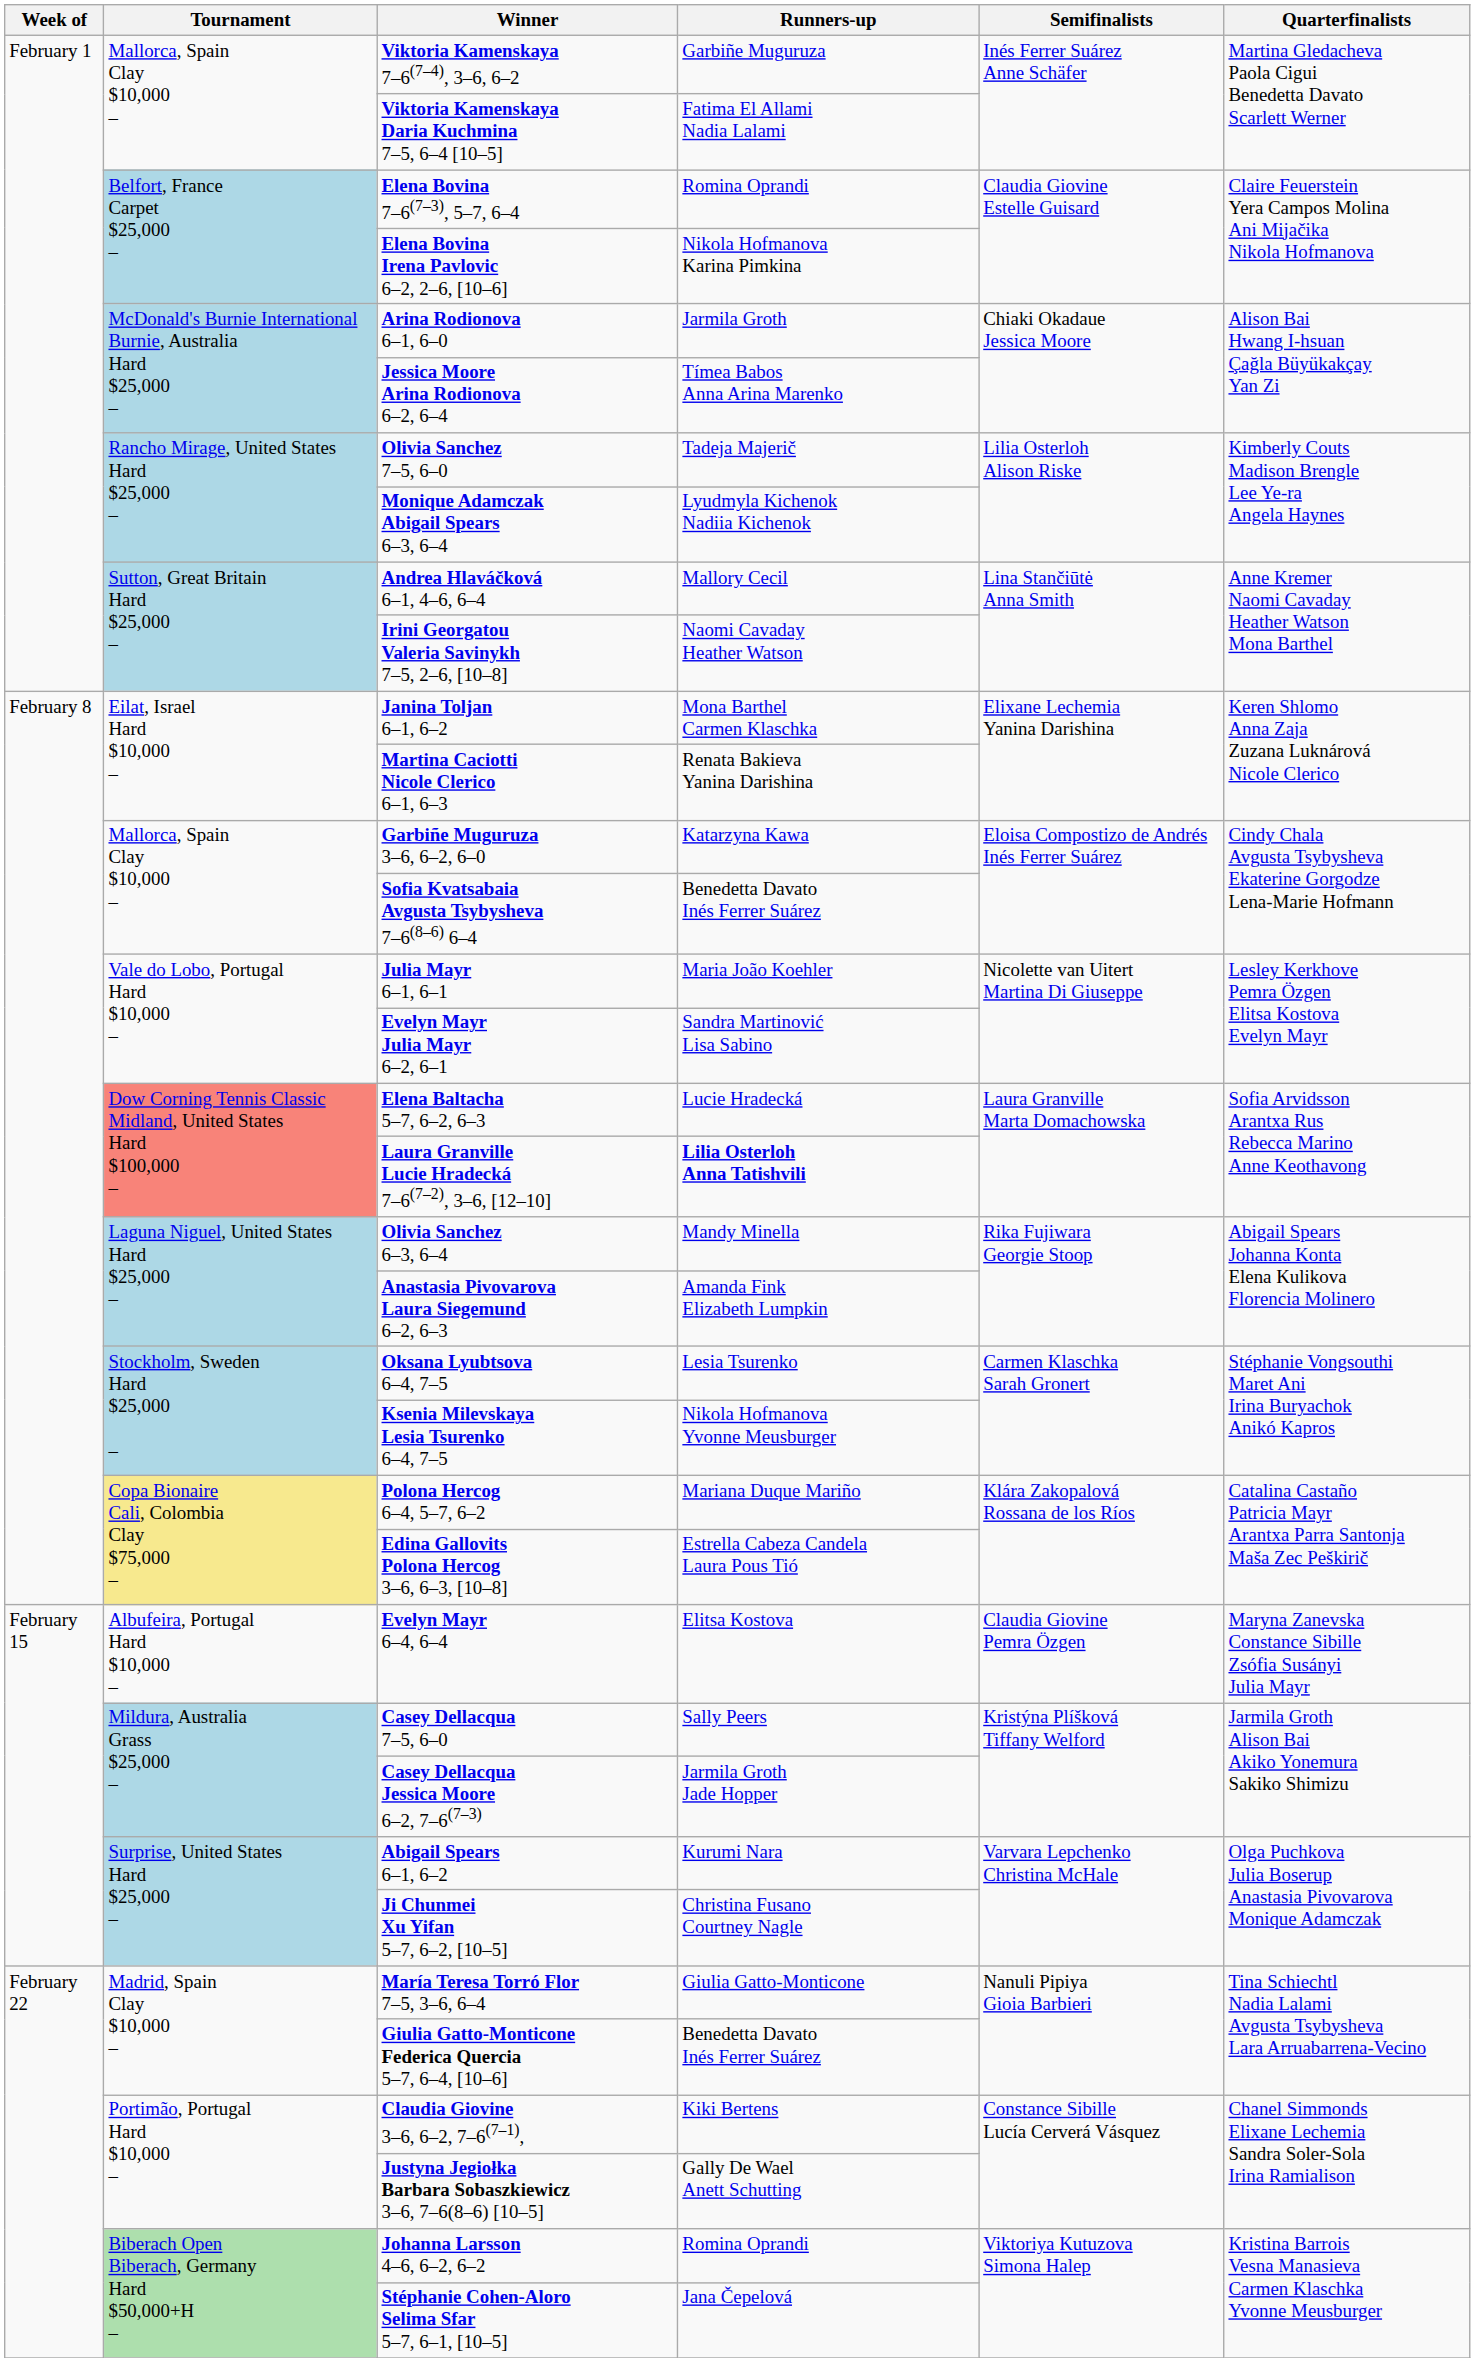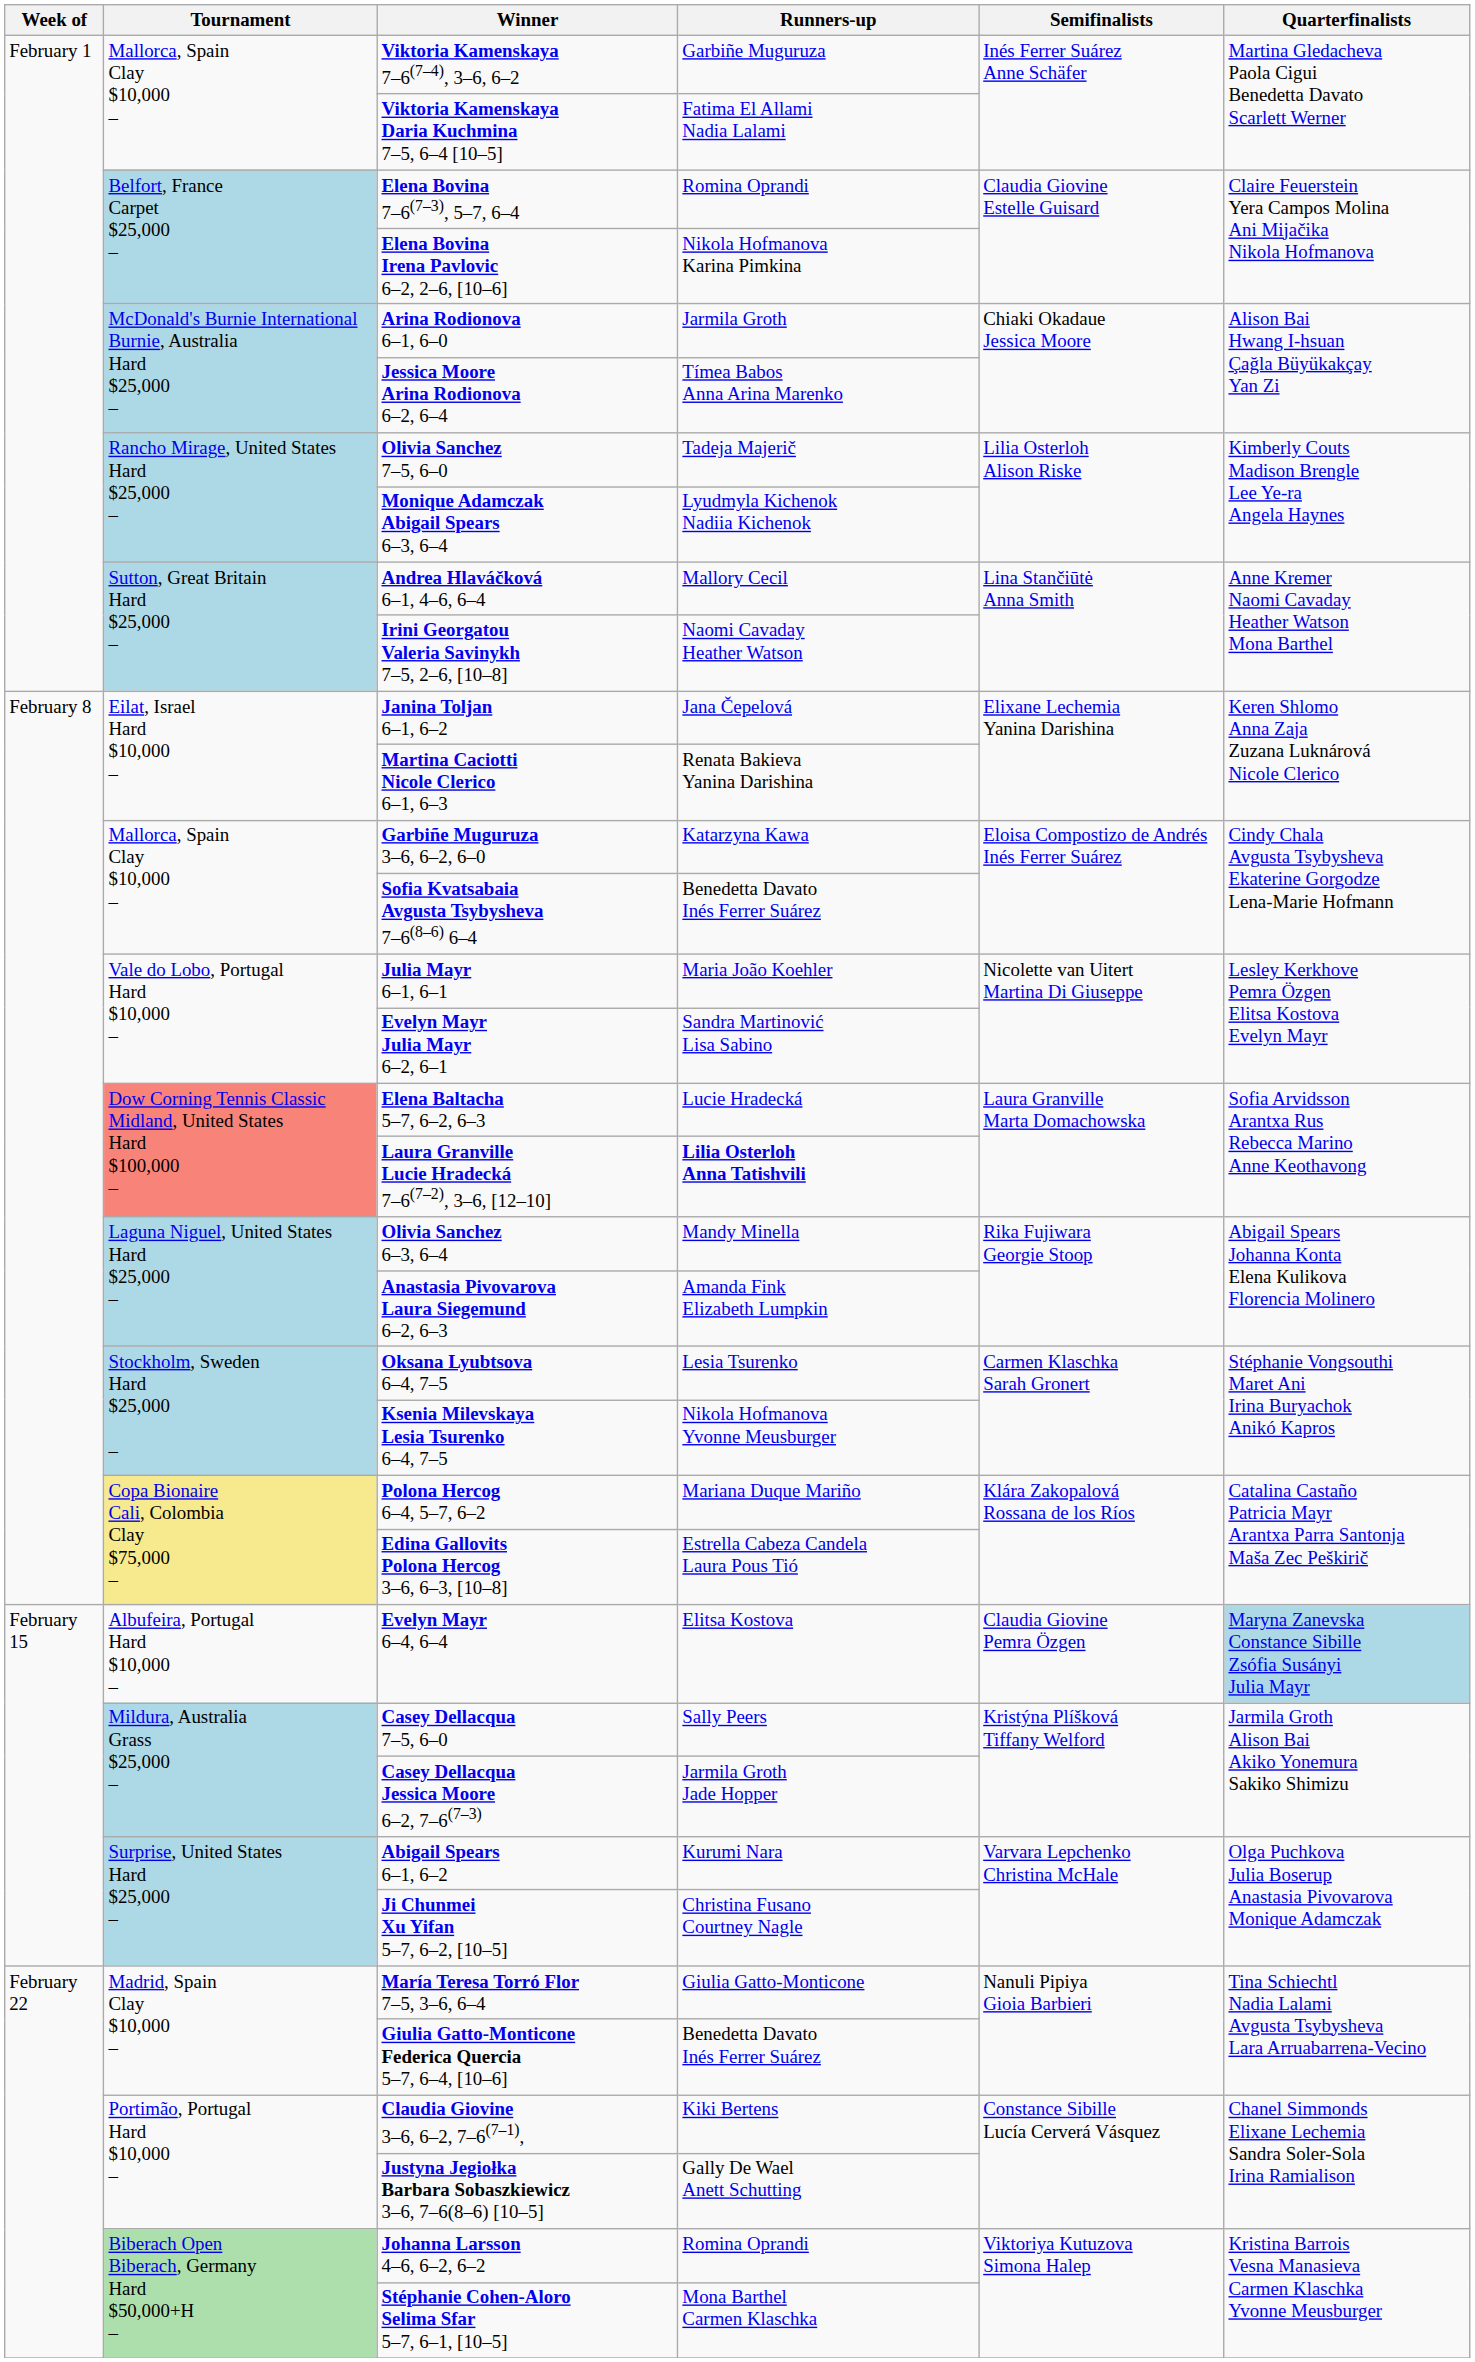(750, 717) Mona Barthel Carmen Klaschka -> (737, 706) Jana Čepelová
(1296, 1653) no background -> (1296, 1653) lightblue background
(737, 2297) Jana Čepelová -> (750, 2308) Mona Barthel Carmen Klaschka
